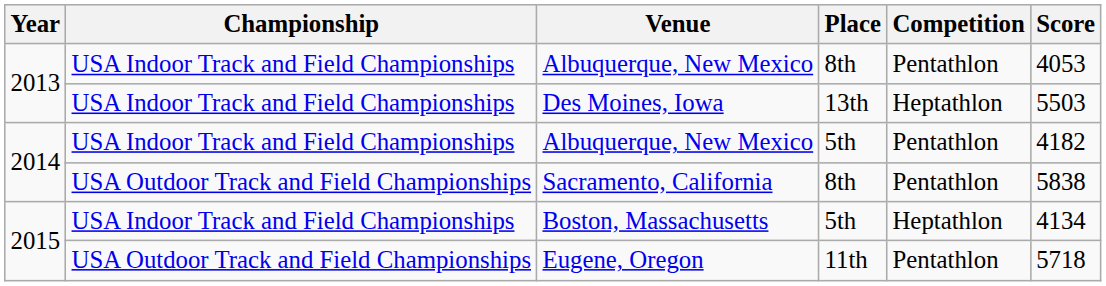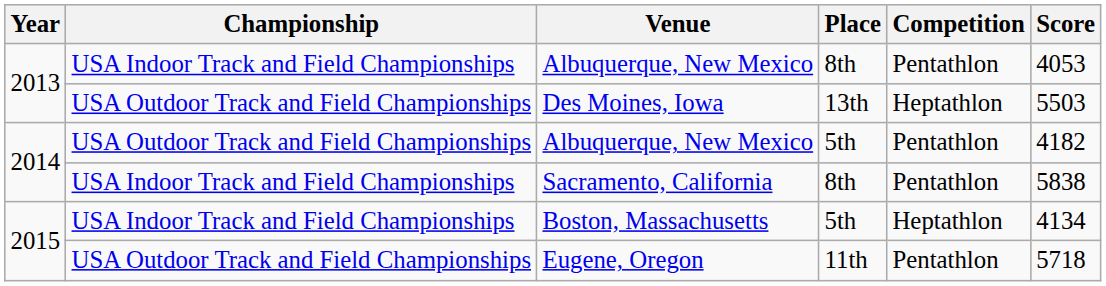(293, 102) USA Indoor Track and Field Championships -> (301, 102) USA Outdoor Track and Field Championships
(293, 142) USA Indoor Track and Field Championships -> (301, 142) USA Outdoor Track and Field Championships
(301, 181) USA Outdoor Track and Field Championships -> (293, 181) USA Indoor Track and Field Championships
